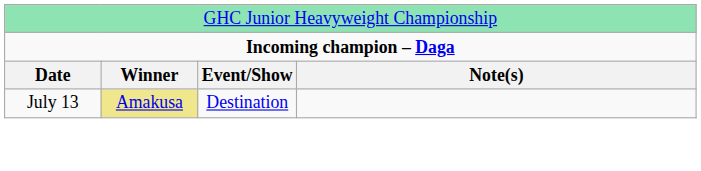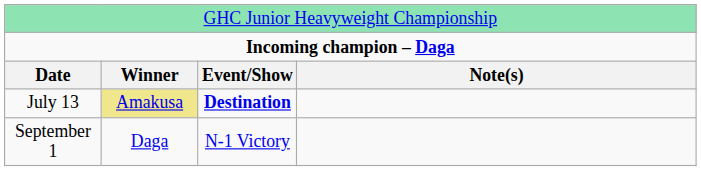(247, 103) normal -> (247, 103) bold
+ row: (53, 141)
